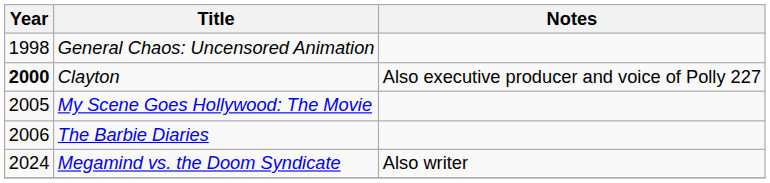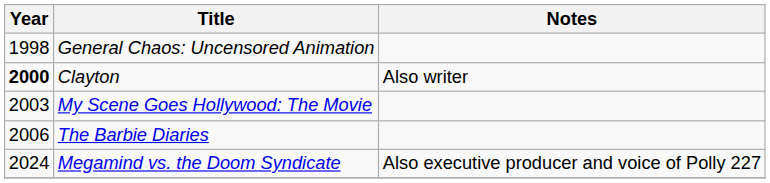(572, 76) Also executive producer and voice of Polly 227 -> (425, 76) Also writer
(29, 105) 2005 -> (29, 105) 2003
(425, 163) Also writer -> (572, 163) Also executive producer and voice of Polly 227
